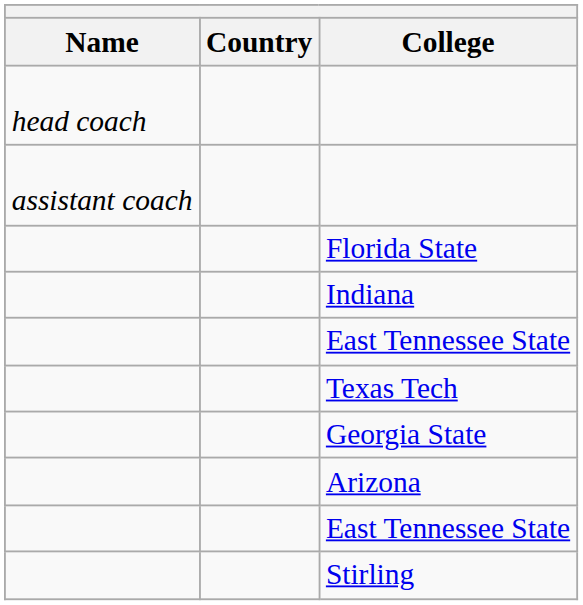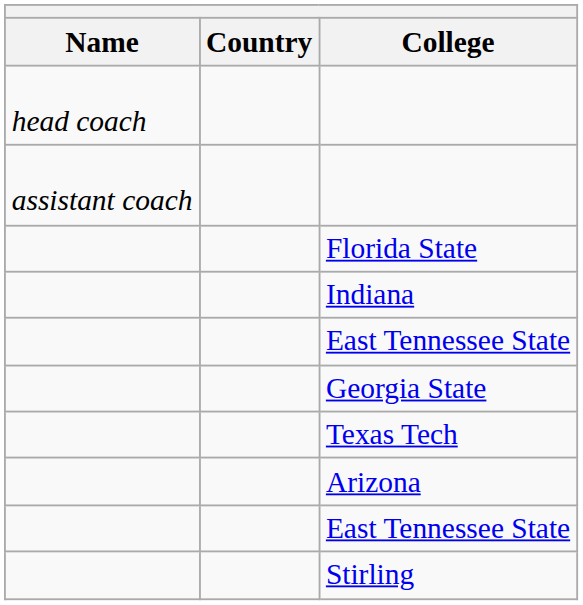rows swapped: (102, 388) <-> (102, 435)
